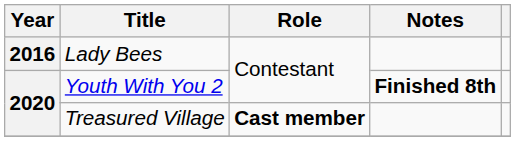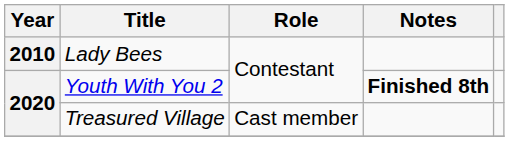(32, 53) 2016 -> (32, 53) 2010
(300, 119) bold -> (296, 119) normal
